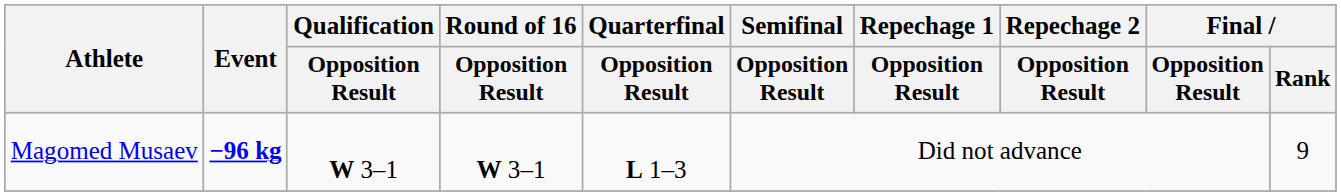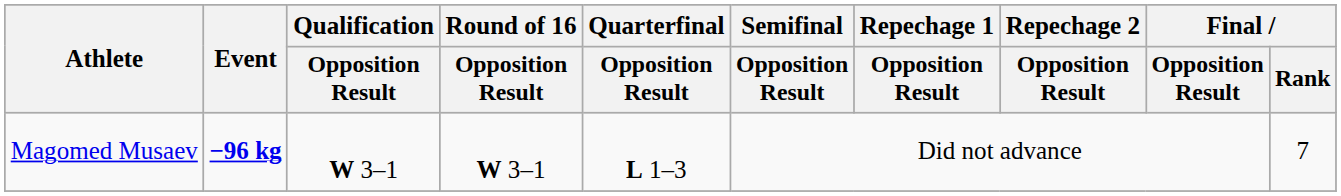(1303, 151) 9 -> (1303, 151) 7
